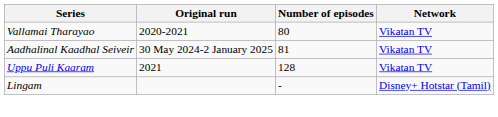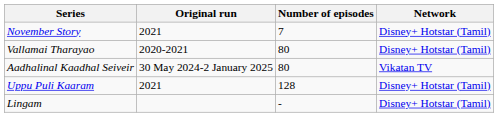+ row: (44, 31)
(406, 31) Vikatan TV -> (435, 49) Disney+ Hotstar (Tamil)
(284, 49) 81 -> (284, 67) 80
(406, 67) Vikatan TV -> (435, 85) Disney+ Hotstar (Tamil)
